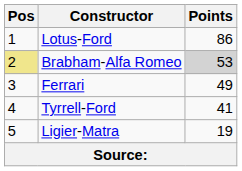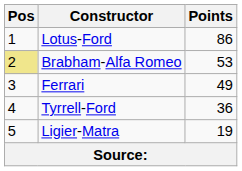(225, 62) lightgrey background -> (225, 62) no background
(225, 109) 41 -> (225, 109) 36
